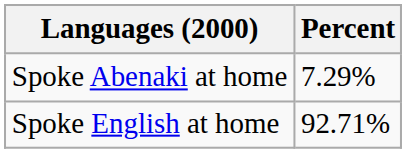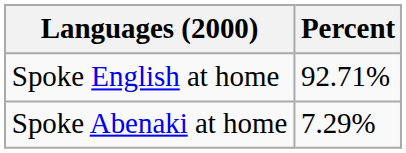rows swapped: (146, 124) <-> (150, 76)
